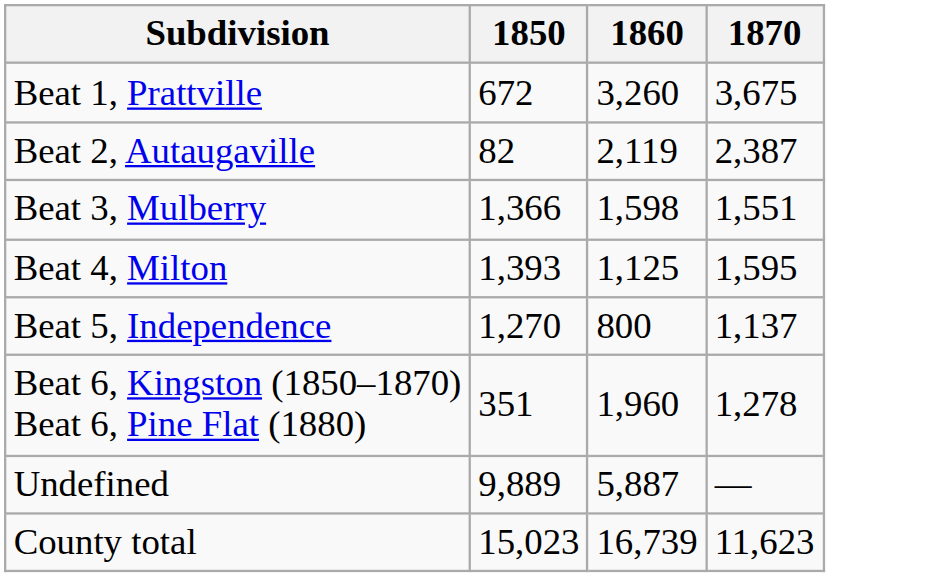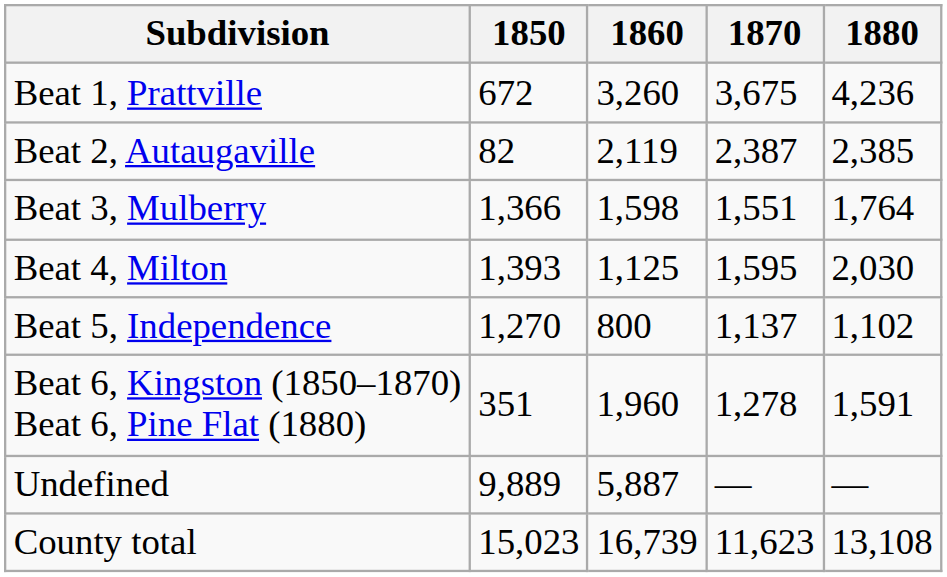+ column: (882, 33)
